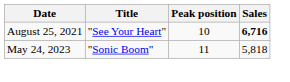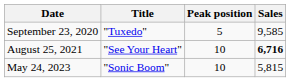+ row: (53, 31)
(204, 49) 11 -> (220, 67) 10
(255, 49) 5,818 -> (270, 67) 5,815
